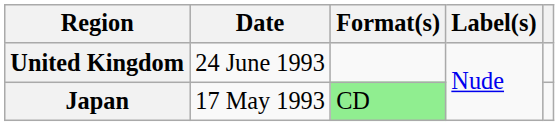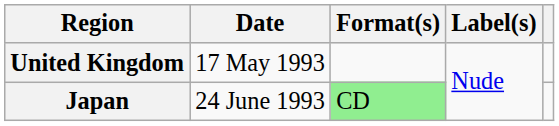(260, 62) 24 June 1993 -> (260, 62) 17 May 1993
(260, 100) 17 May 1993 -> (260, 100) 24 June 1993
